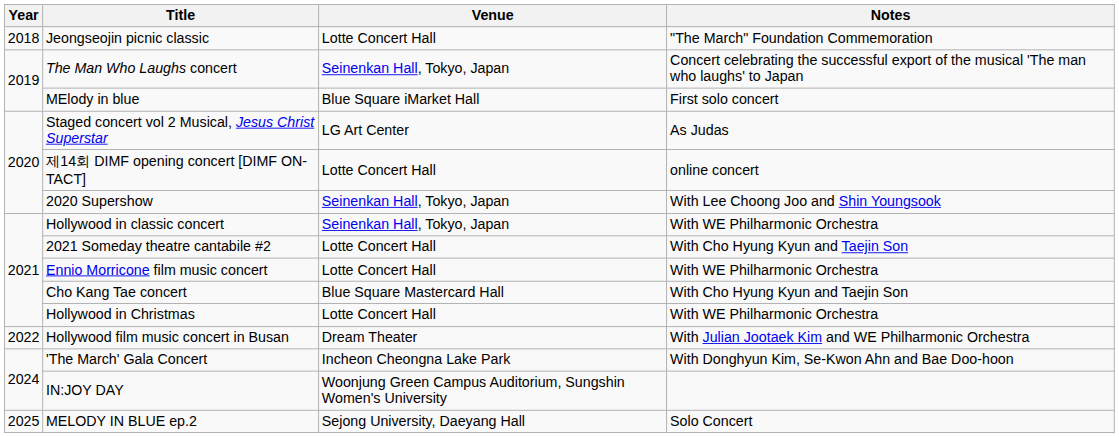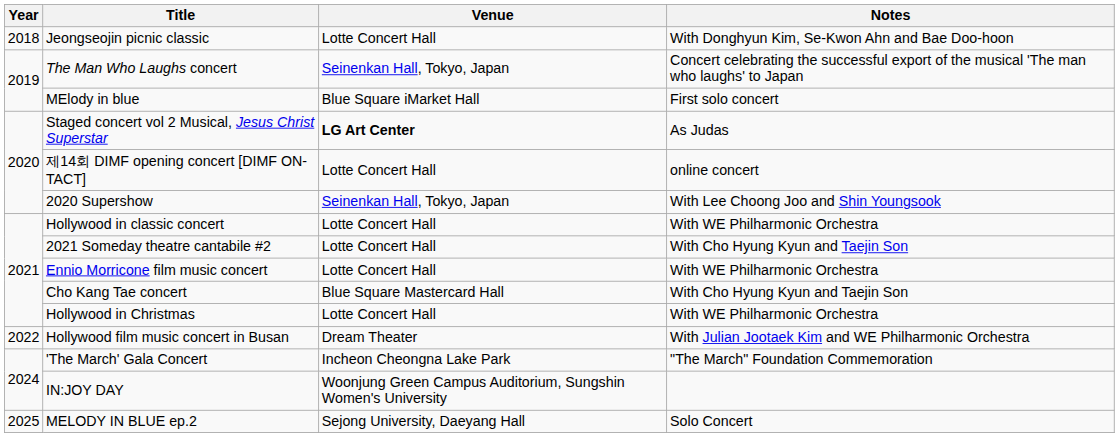(801, 38) "The March" Foundation Commemoration -> (842, 38) With Donghyun Kim, Se-Kwon Ahn and Bae Doo-hoon
(365, 130) normal -> (368, 130) bold
(416, 224) Seinenkan Hall, Tokyo, Japan -> (379, 224) Lotte Concert Hall
(842, 360) With Donghyun Kim, Se-Kwon Ahn and Bae Doo-hoon -> (801, 360) "The March" Foundation Commemoration
